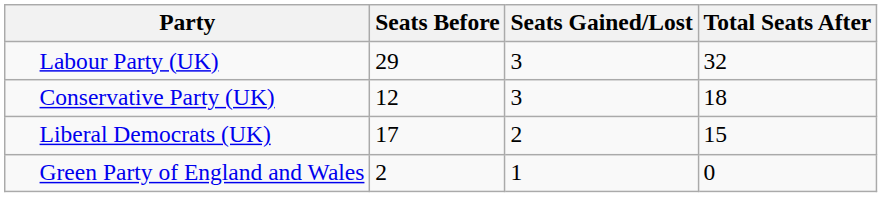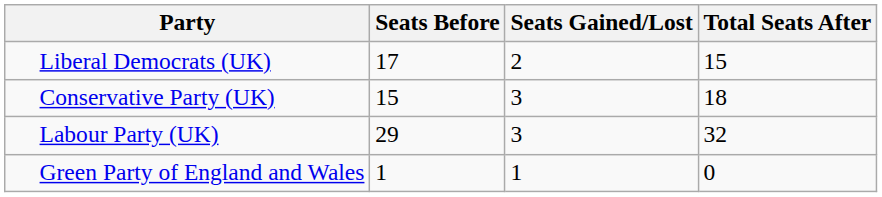rows swapped: (114, 60) <-> (140, 135)
(387, 97) 12 -> (387, 97) 15
(381, 172) 2 -> (381, 172) 1
